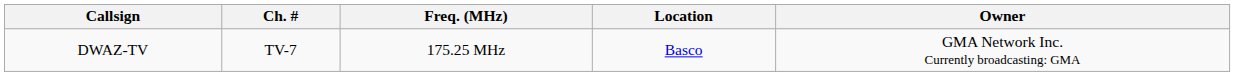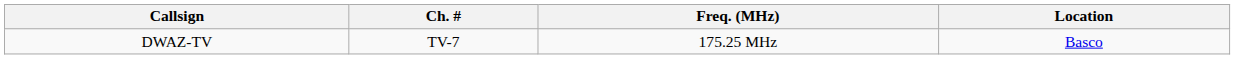- column: (1002, 16)
